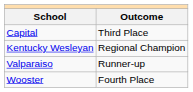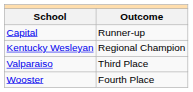(123, 32) Third Place -> (122, 32) Runner-up
(122, 64) Runner-up -> (123, 64) Third Place
